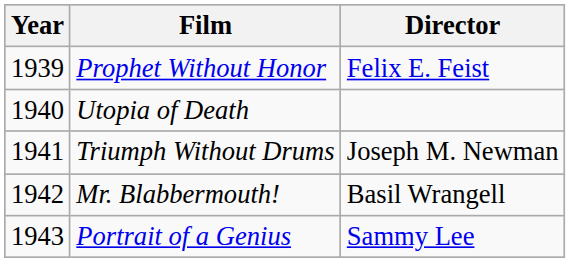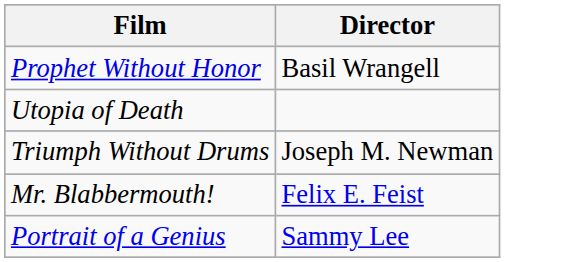- column: (37, 25)
(418, 67) Felix E. Feist -> (361, 67) Basil Wrangell
(426, 194) Basil Wrangell -> (353, 194) Felix E. Feist
